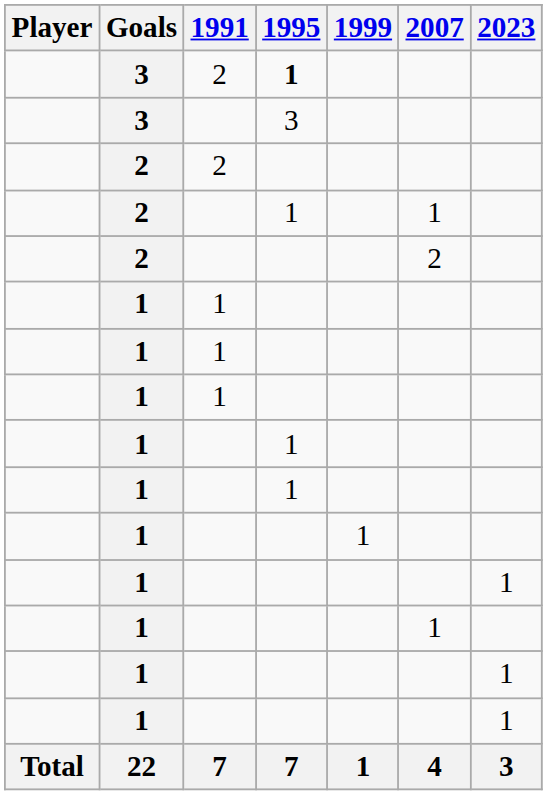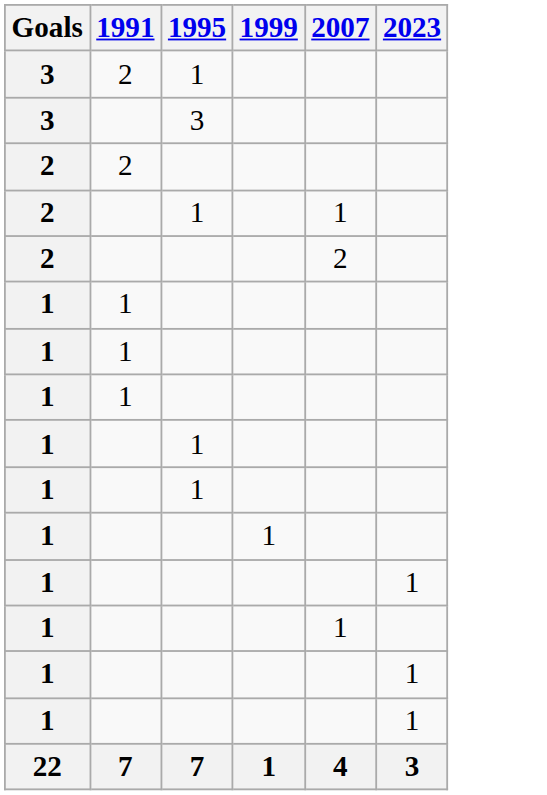- column: (52, 27)
(291, 73) bold -> (197, 73) normal
